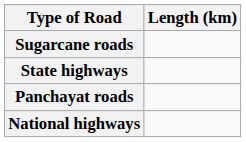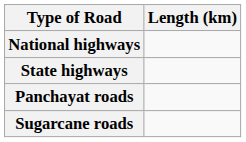rows swapped: (74, 123) <-> (74, 44)
